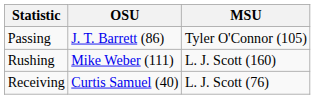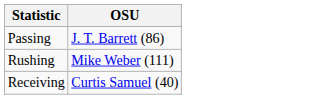- column: (246, 15)
